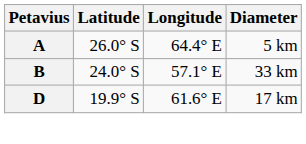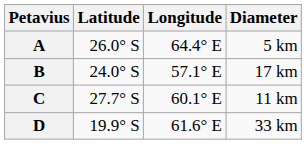(276, 71) 33 km -> (276, 71) 17 km
+ row: (39, 98)
(276, 98) 17 km -> (276, 125) 33 km
